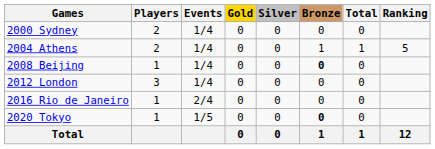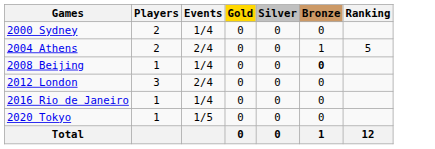- column: (362, 13)
(203, 48) 1/4 -> (203, 48) 2/4
(203, 83) 1/4 -> (203, 83) 2/4
(203, 100) 2/4 -> (203, 100) 1/4
(321, 117) bold -> (321, 117) normal
